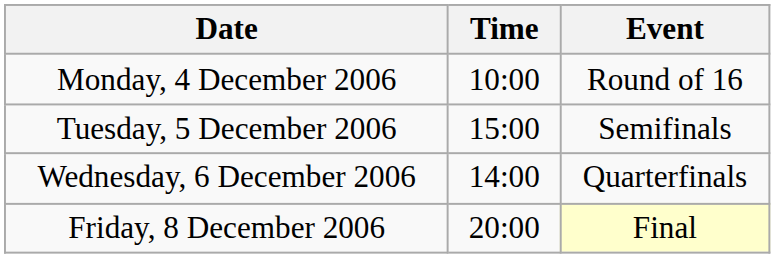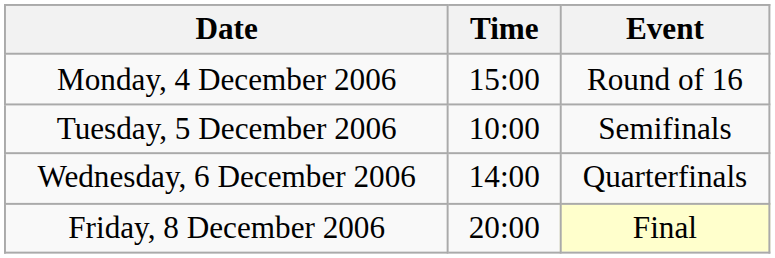(504, 78) 10:00 -> (504, 78) 15:00
(504, 128) 15:00 -> (504, 128) 10:00
